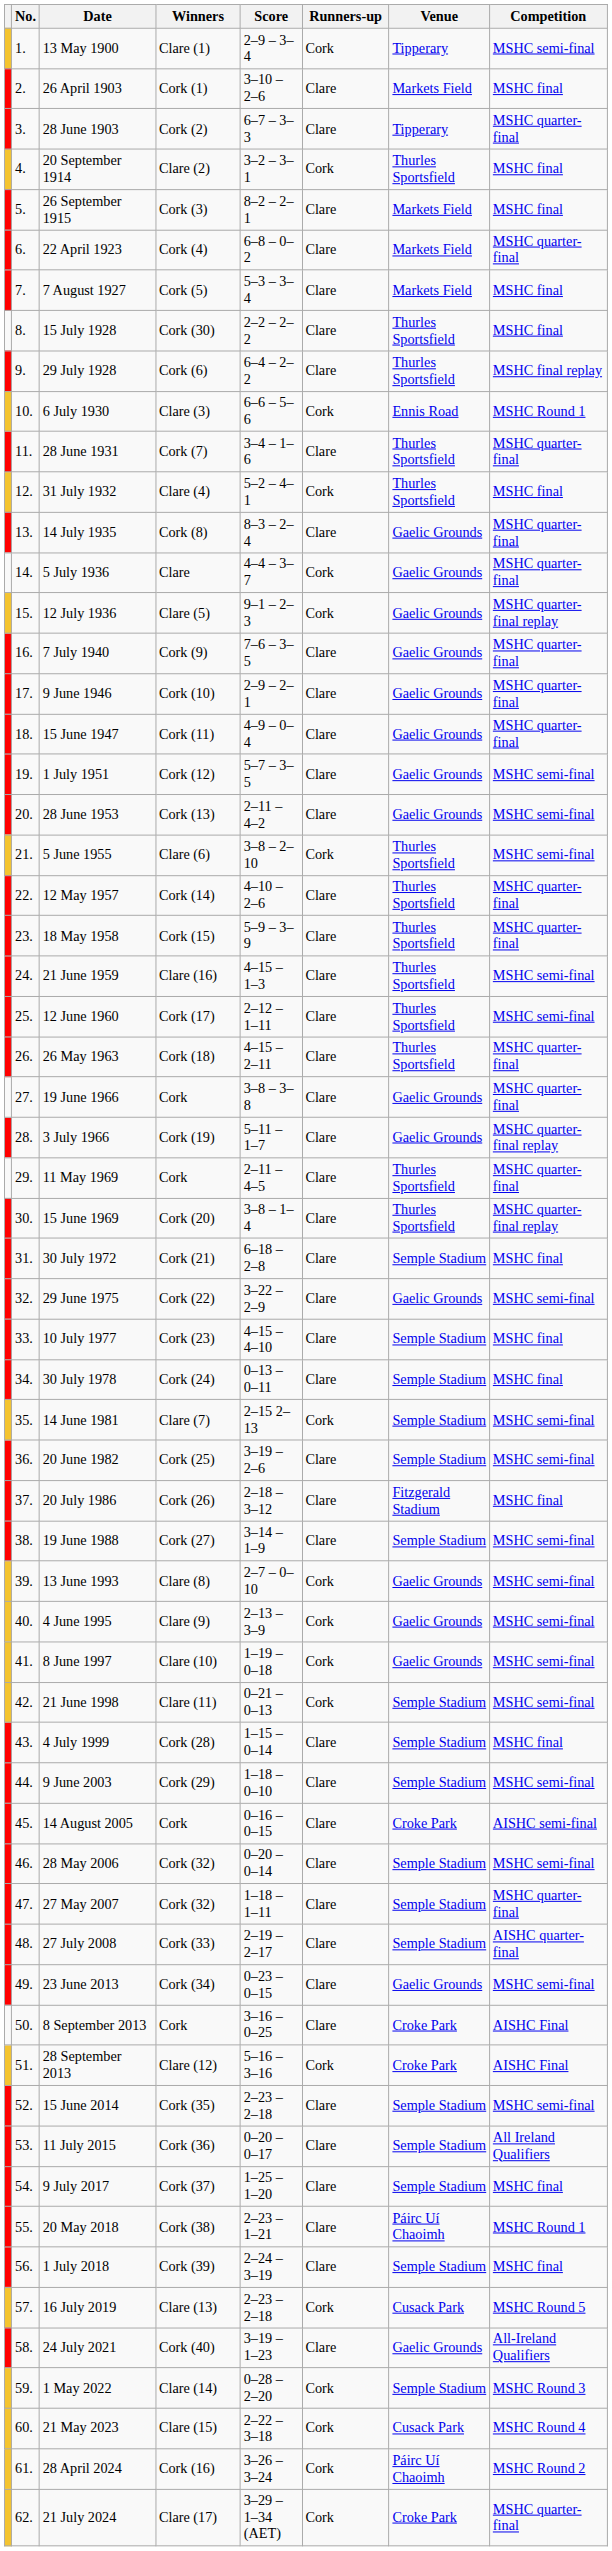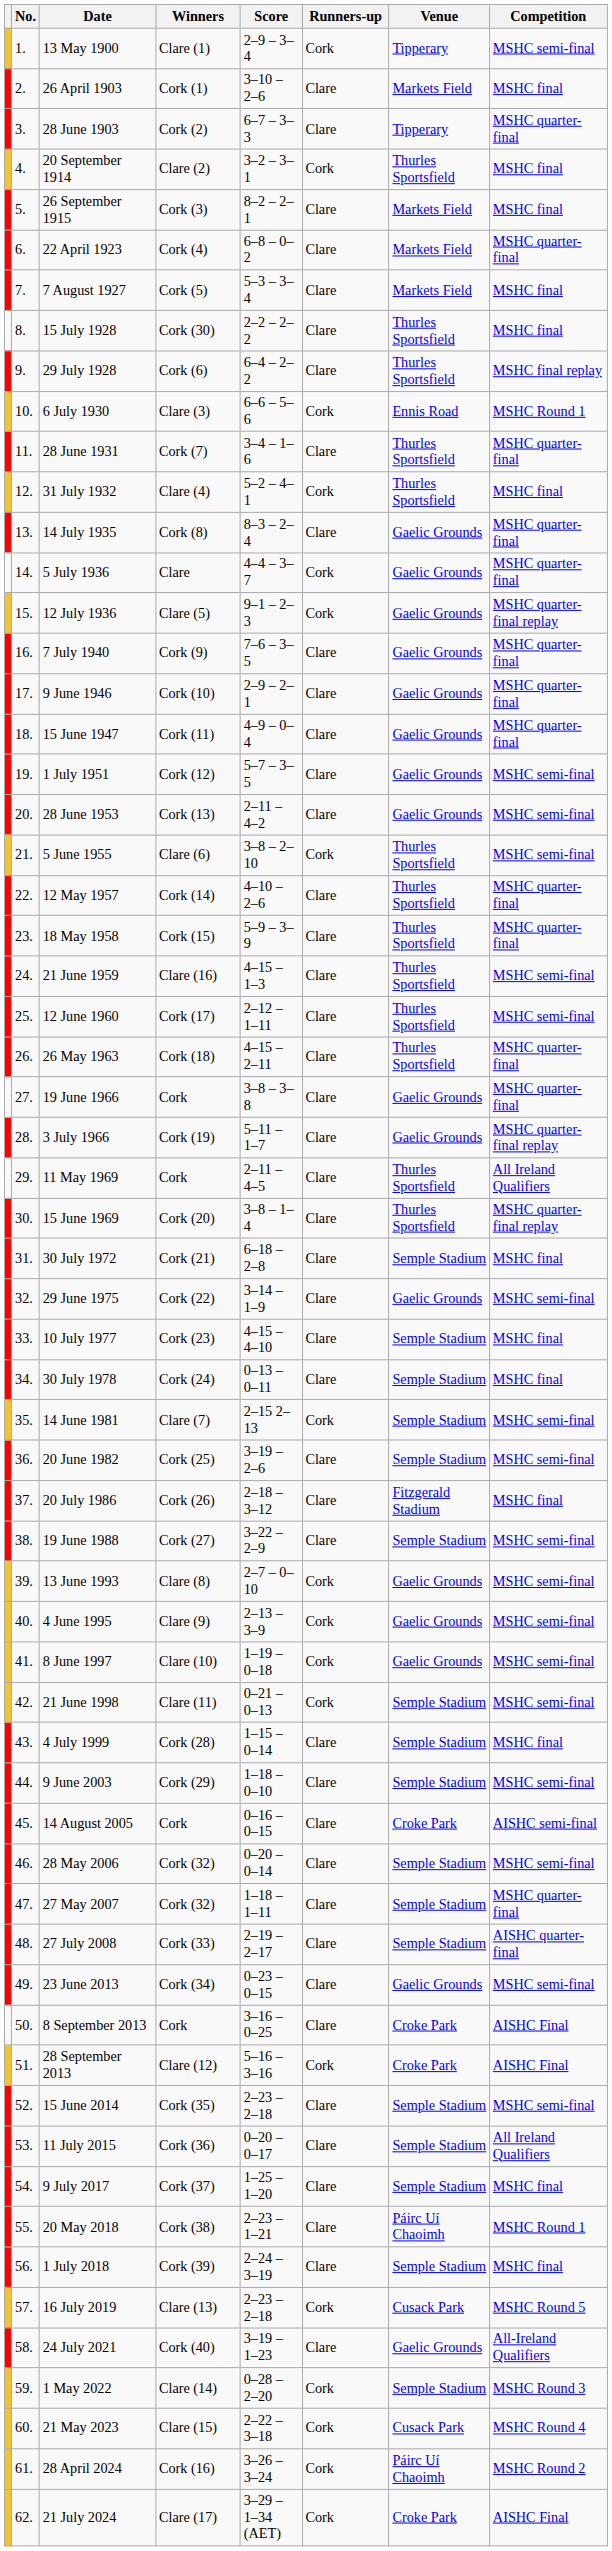(537, 1178) MSHC quarter-final -> (524, 1178) All Ireland Qualifiers
(263, 1299) 3–22 – 2–9 -> (263, 1299) 3–14 – 1–9
(263, 1541) 3–14 – 1–9 -> (263, 1541) 3–22 – 2–9
(537, 2517) MSHC quarter-final -> (531, 2517) AISHC Final
